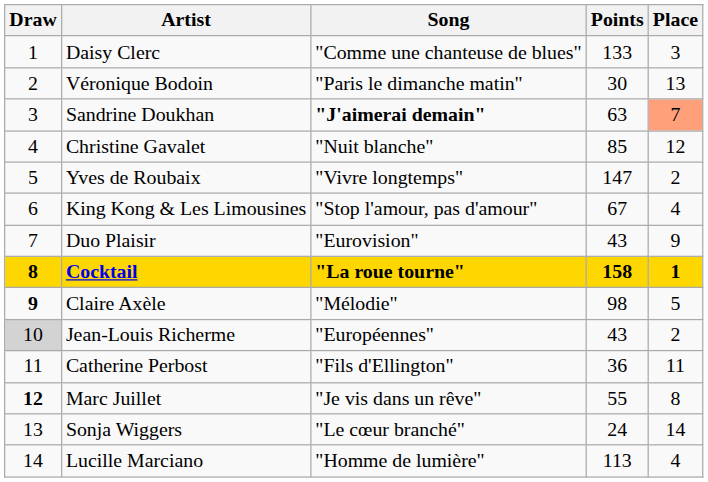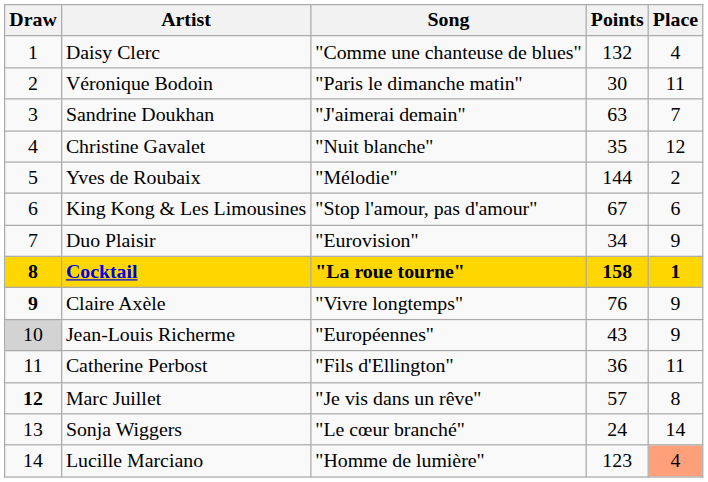(617, 51) 133 -> (617, 51) 132
(675, 51) 3 -> (675, 51) 4
(675, 83) 13 -> (675, 83) 11
(400, 114) bold -> (390, 114) normal
(675, 114) lightsalmon background -> (675, 114) no background
(617, 146) 85 -> (617, 146) 35
(389, 177) "Vivre longtemps" -> (356, 177) "Mélodie"
(617, 177) 147 -> (617, 177) 144
(675, 209) 4 -> (675, 209) 6
(617, 240) 43 -> (617, 240) 34
(356, 303) "Mélodie" -> (389, 303) "Vivre longtemps"
(617, 303) 98 -> (617, 303) 76
(675, 303) 5 -> (675, 303) 9
(675, 334) 2 -> (675, 334) 9
(617, 397) 55 -> (617, 397) 57
(617, 460) 113 -> (617, 460) 123
(675, 460) no background -> (675, 460) lightsalmon background
